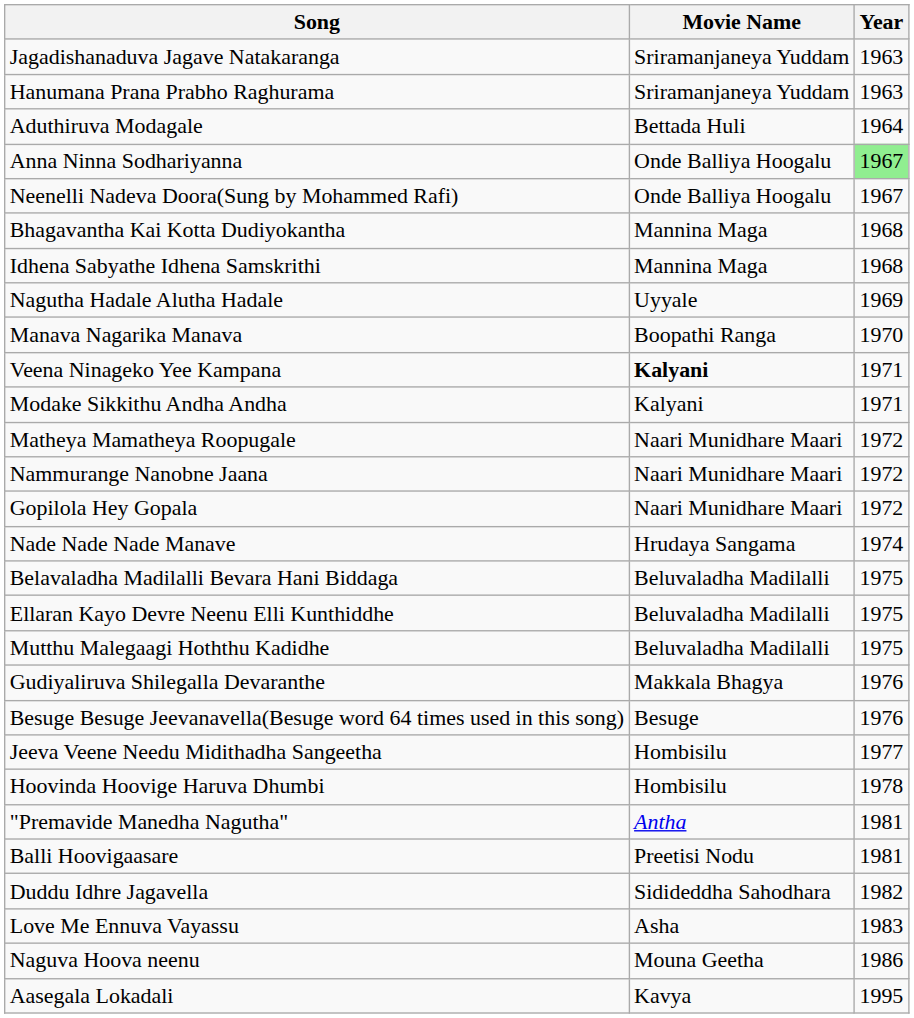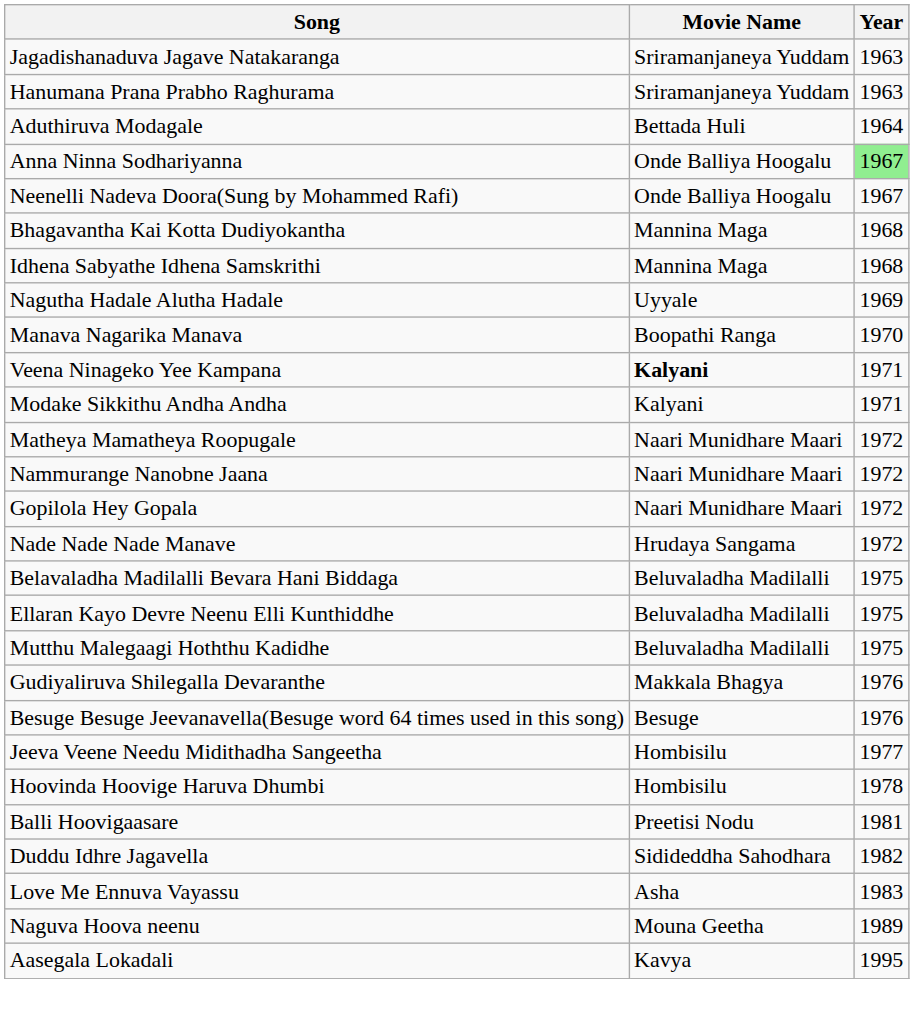(881, 543) 1974 -> (881, 543) 1972
- row: (149, 821)
(881, 960) 1986 -> (881, 925) 1989
